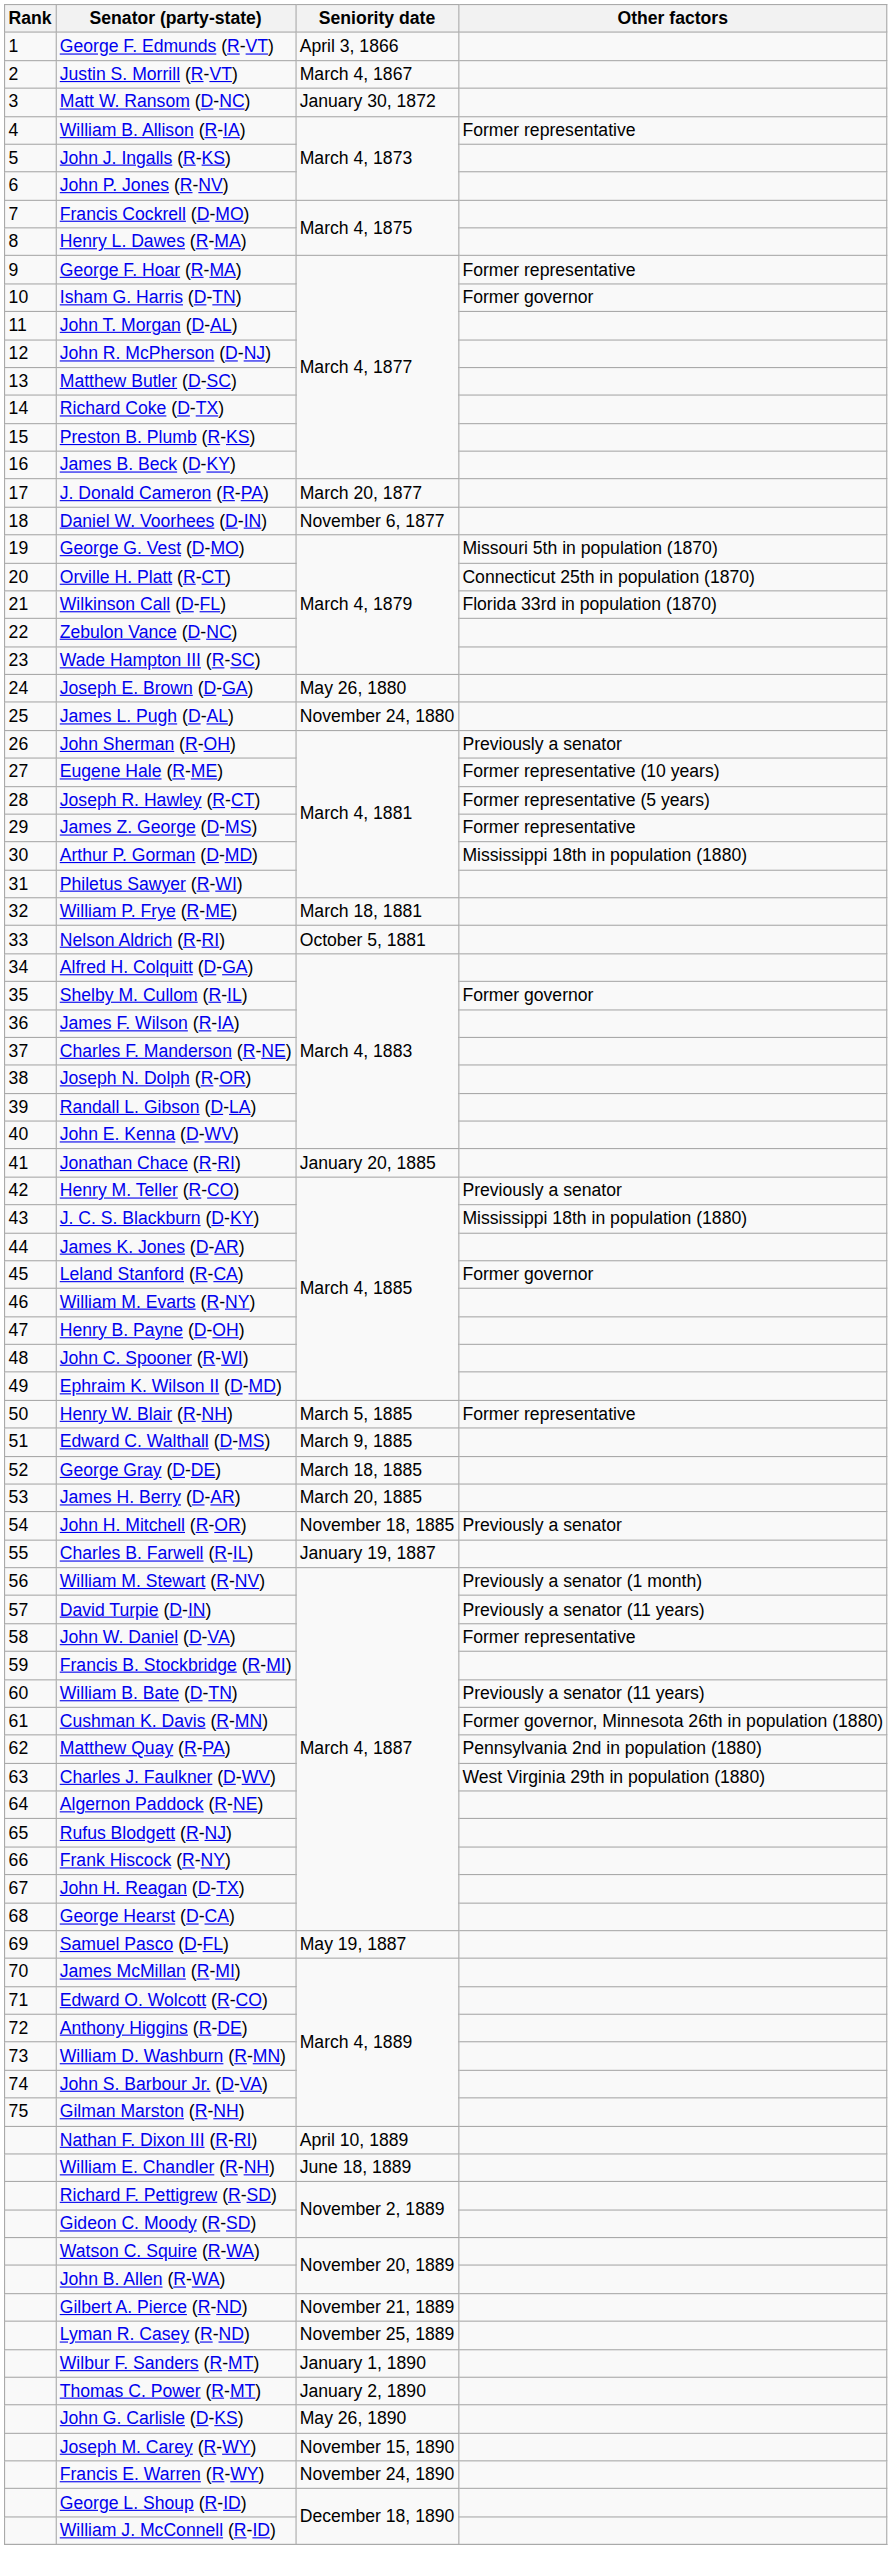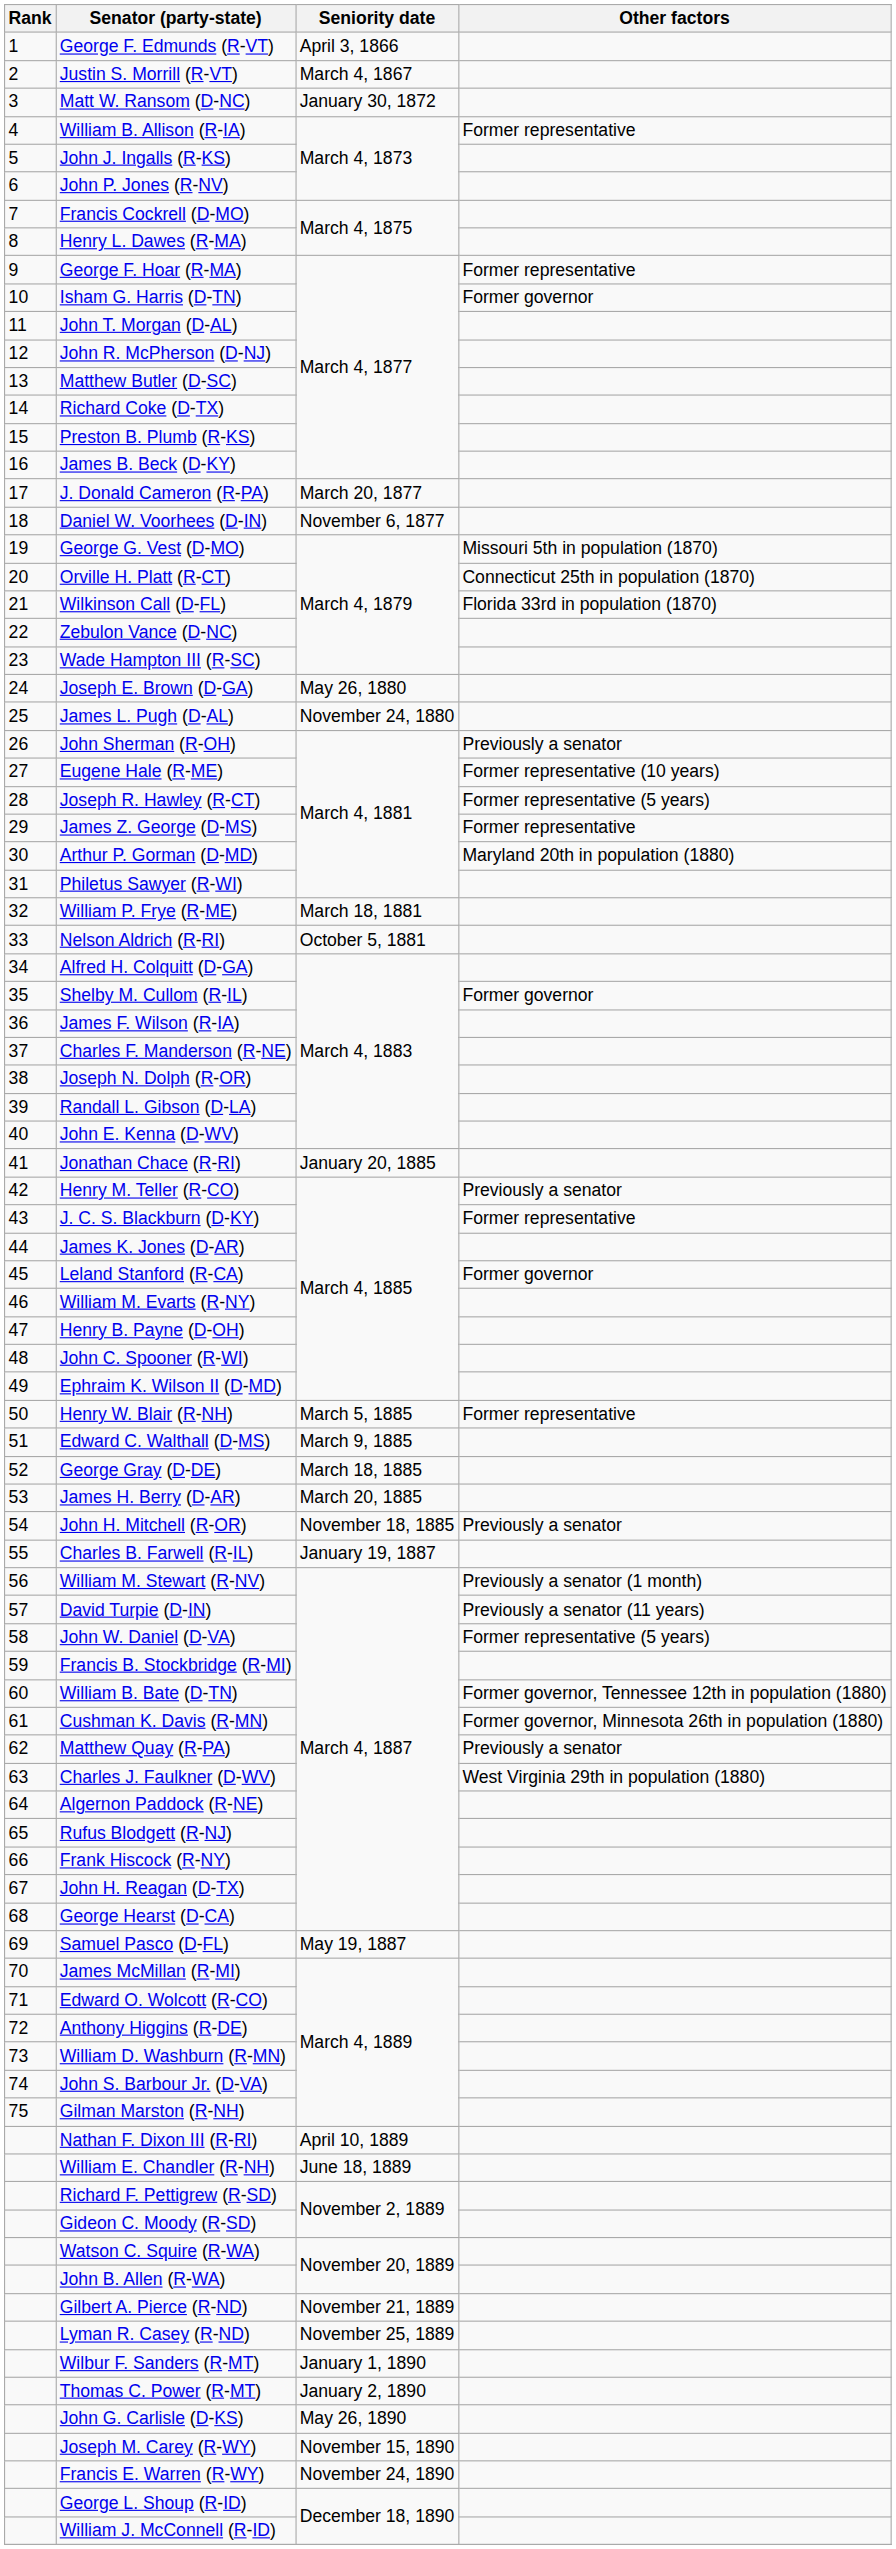(605, 855) Mississippi 18th in population (1880) -> (598, 855) Maryland 20th in population (1880)
(605, 1218) Mississippi 18th in population (1880) -> (549, 1218) Former representative
(549, 1637) Former representative -> (586, 1637) Former representative (5 years)
(584, 1693) Previously a senator (11 years) -> (675, 1693) Former governor, Tennessee 12th in population (1880)
(612, 1749) Pennsylvania 2nd in population (1880) -> (542, 1749) Previously a senator
